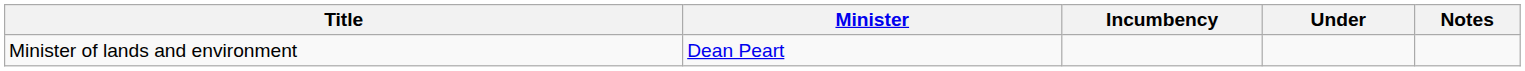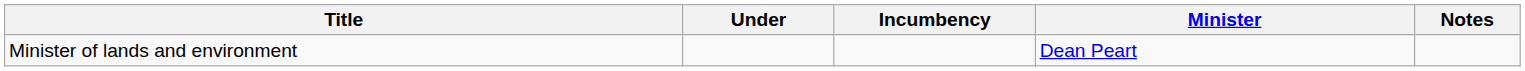columns swapped: (872, 19) <-> (1338, 19)
